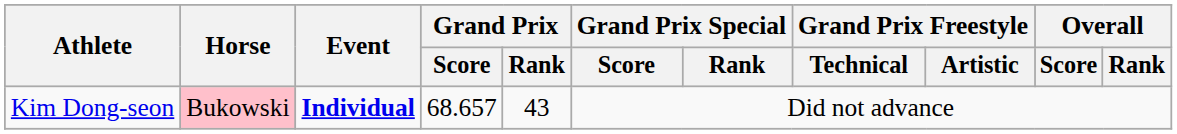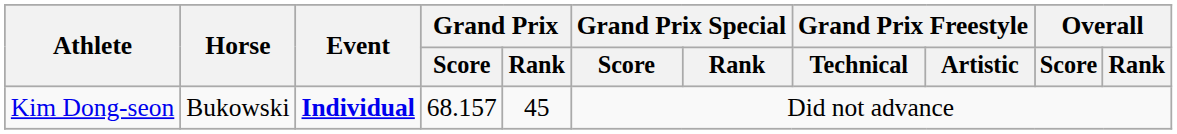(238, 107) pink background -> (238, 107) no background
(462, 107) 68.657 -> (462, 107) 68.157
(537, 107) 43 -> (537, 107) 45
